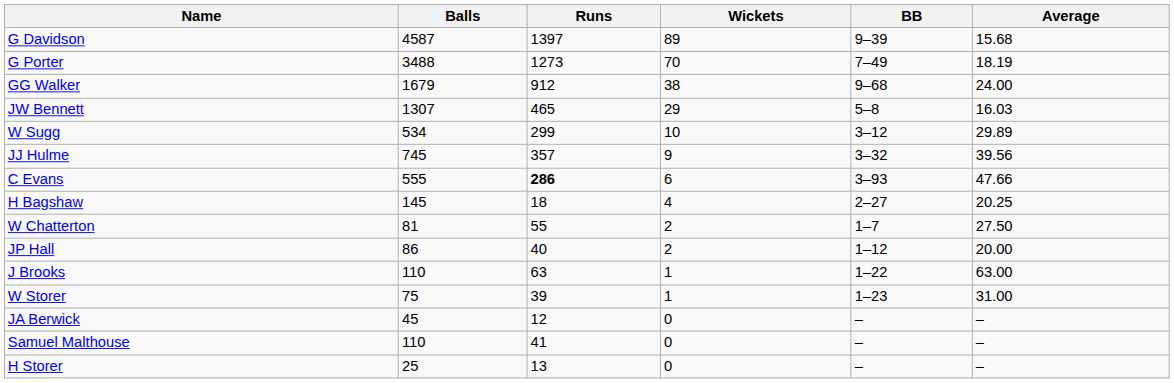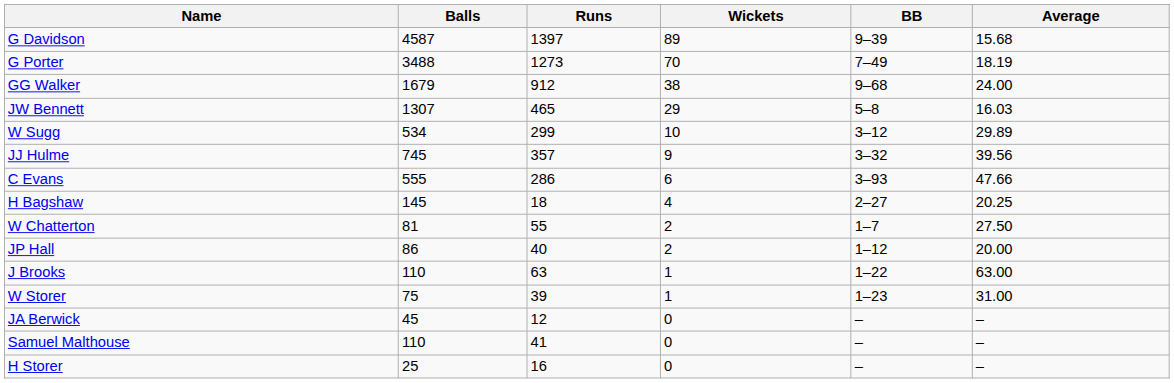(543, 179) bold -> (543, 179) normal
(539, 366) 13 -> (539, 366) 16
